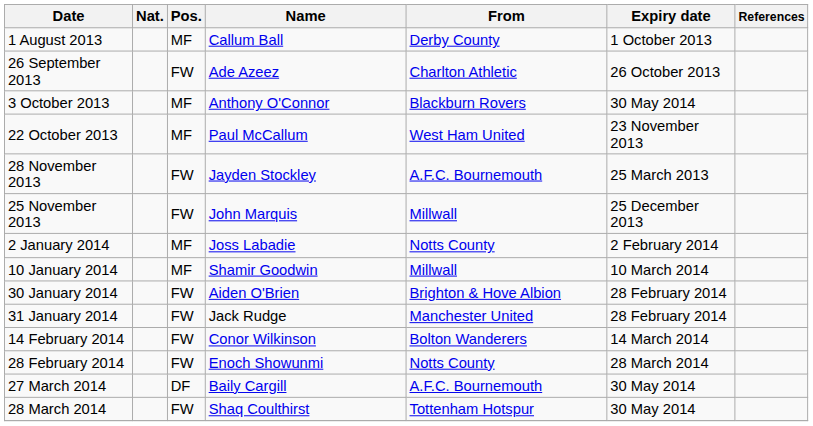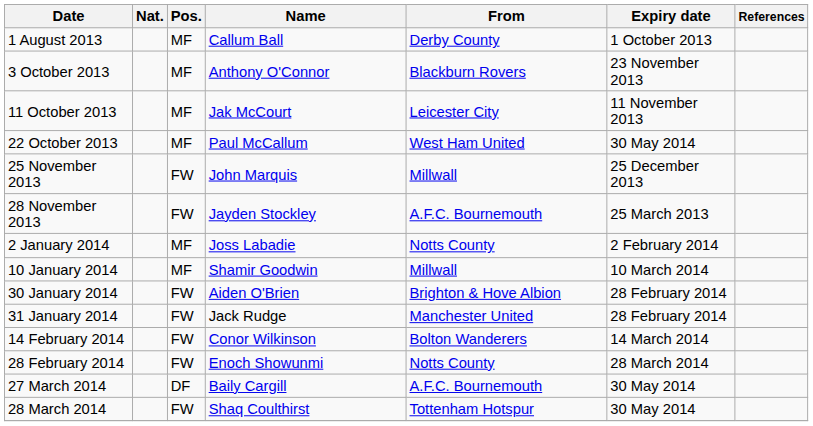- row: (54, 71)
(653, 103) 30 May 2014 -> (655, 71) 23 November 2013
+ row: (62, 111)
(655, 134) 23 November 2013 -> (653, 143) 30 May 2014
rows swapped: (52, 214) <-> (52, 174)
